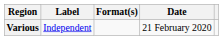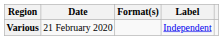columns swapped: (177, 12) <-> (67, 12)
